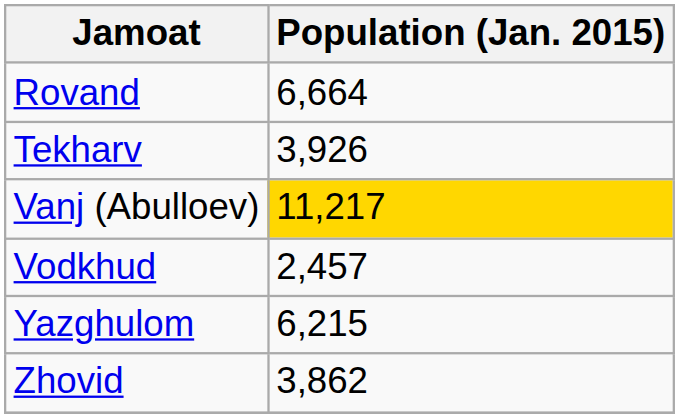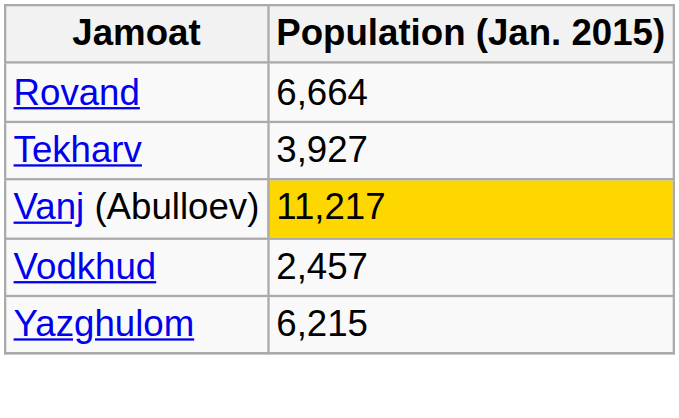(322, 149) 3,926 -> (322, 149) 3,927
- row: (69, 382)
